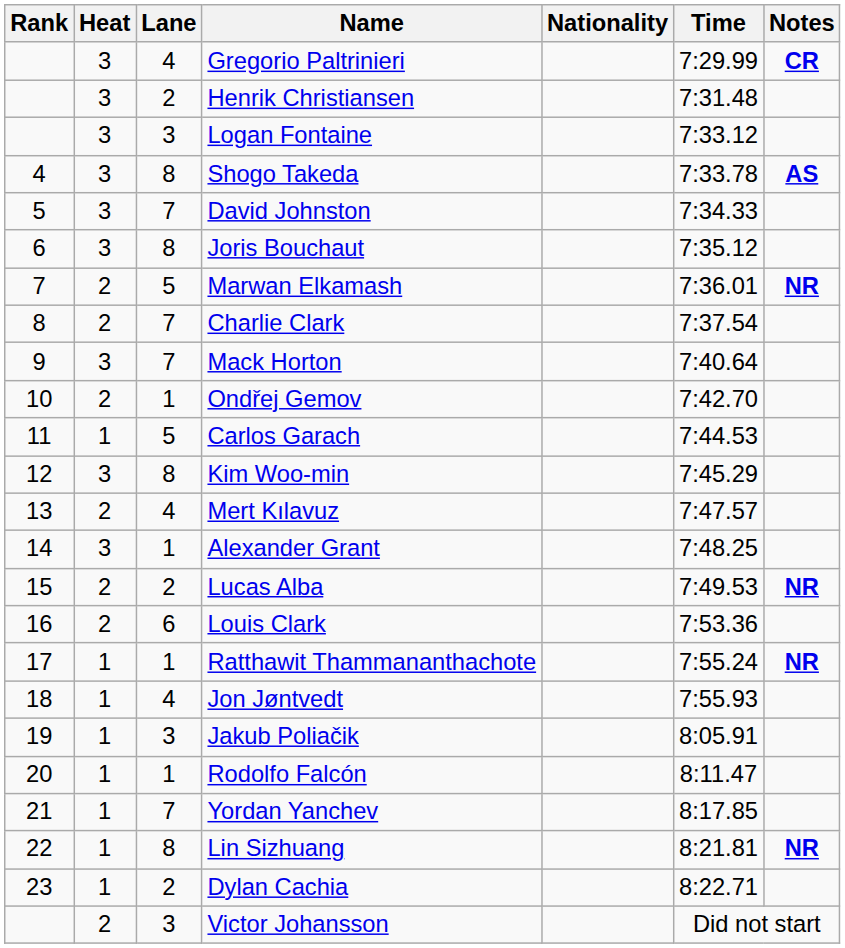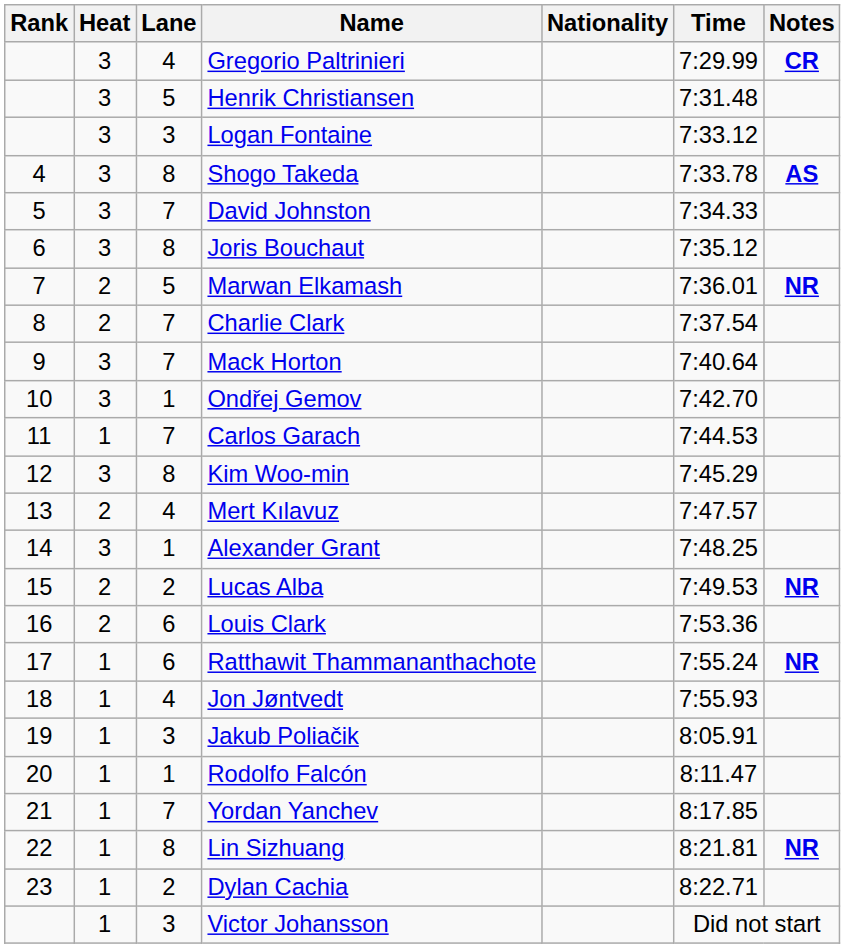(169, 98) 2 -> (169, 98) 5
(105, 398) 2 -> (105, 398) 3
(169, 436) 5 -> (169, 436) 7
(169, 661) 1 -> (169, 661) 6
(105, 924) 2 -> (105, 924) 1
